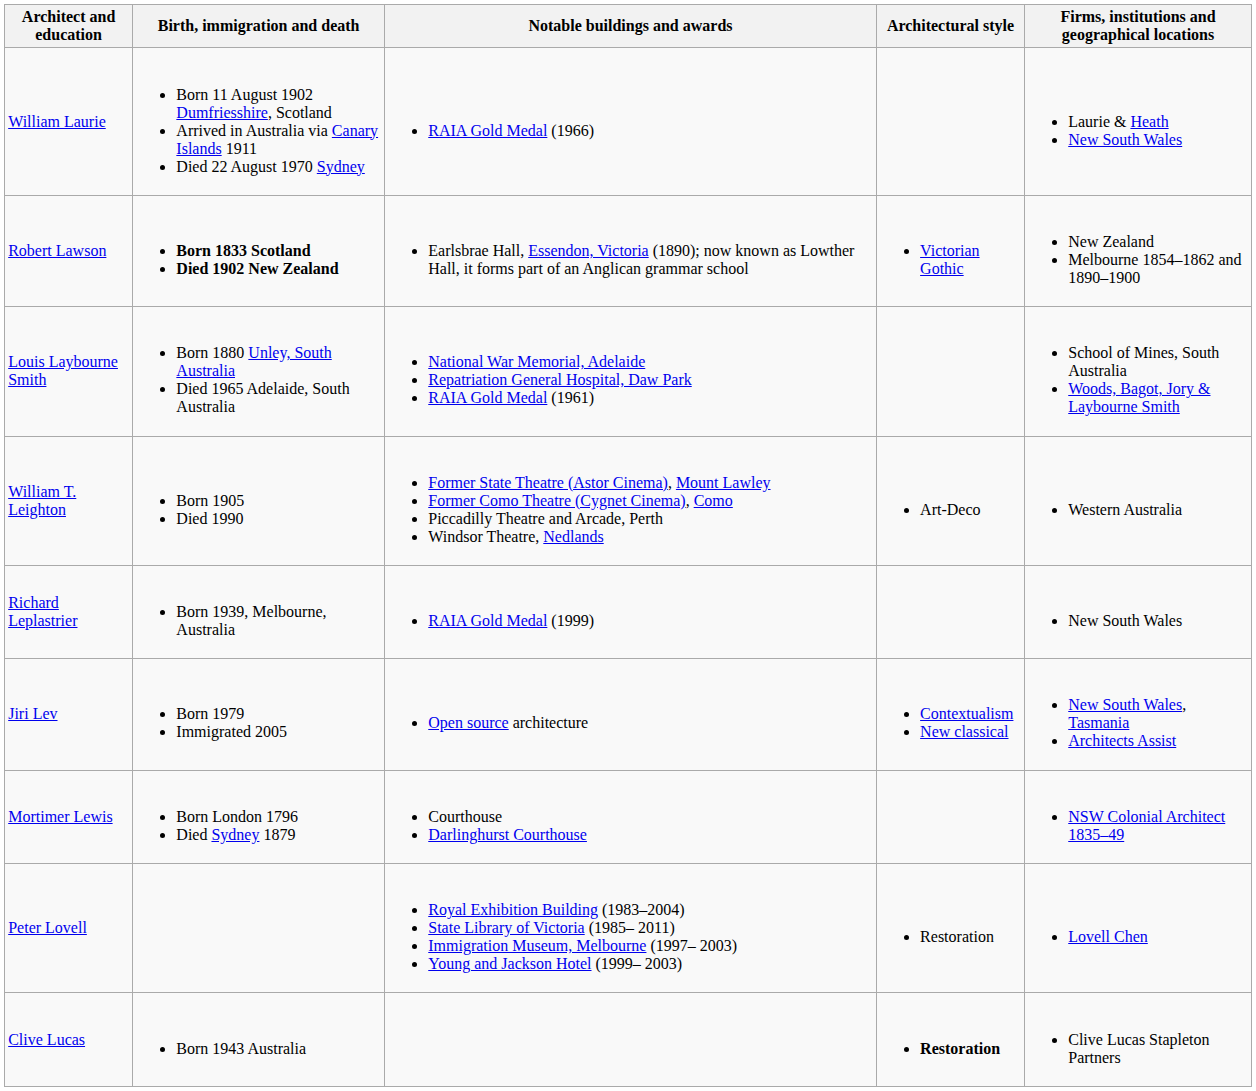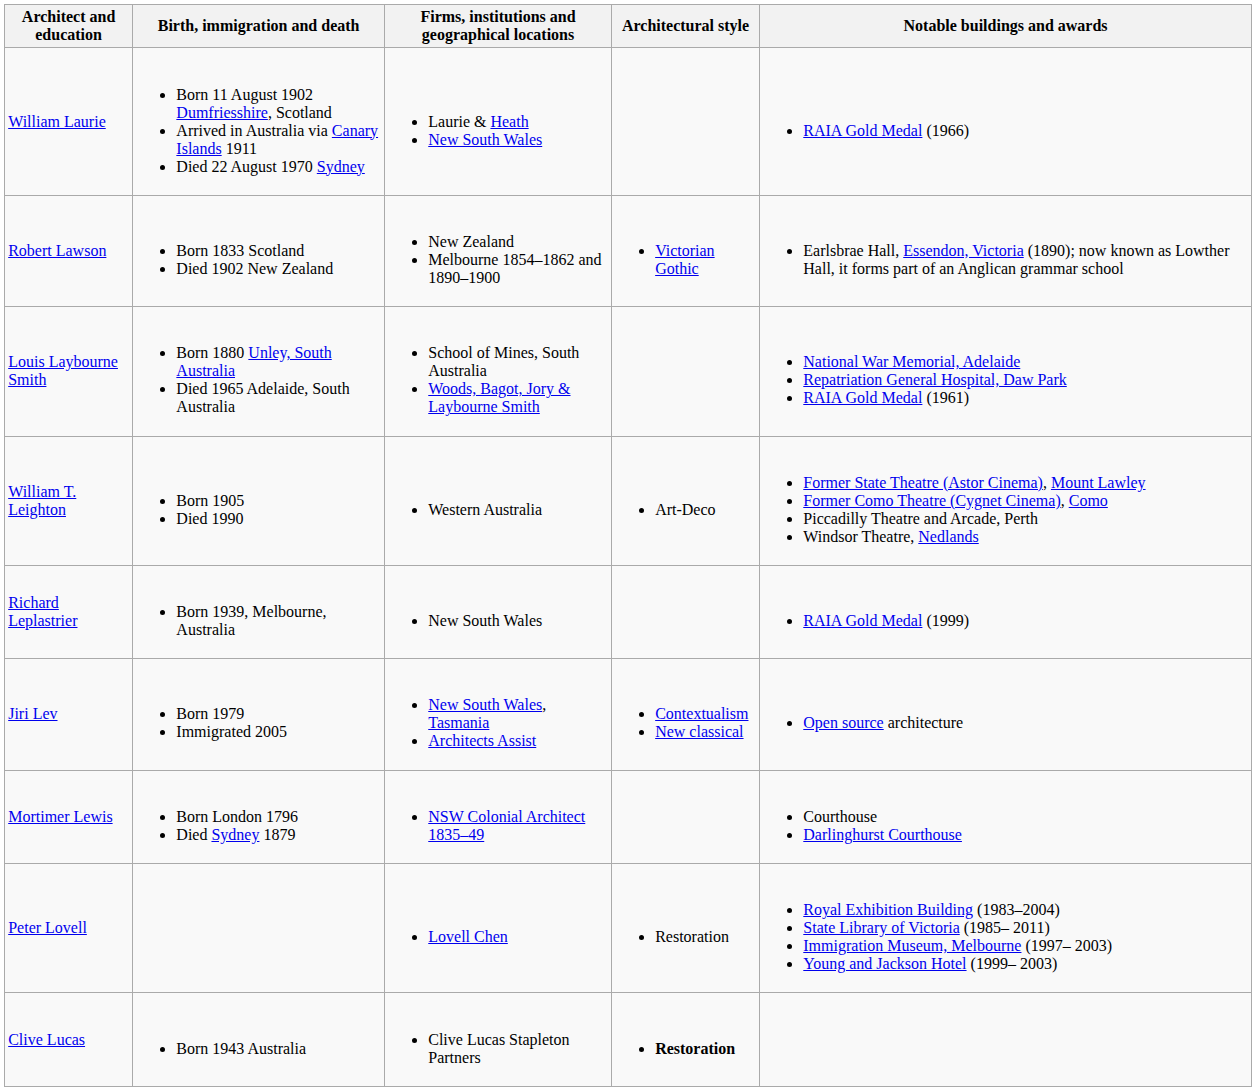columns swapped: (1138, 26) <-> (630, 26)
(259, 260) bold -> (259, 260) normal
